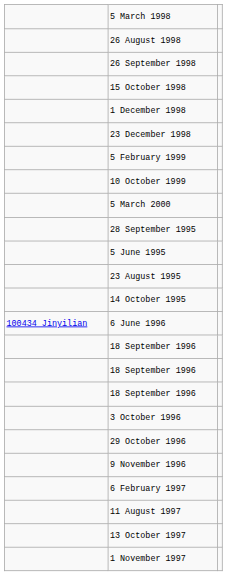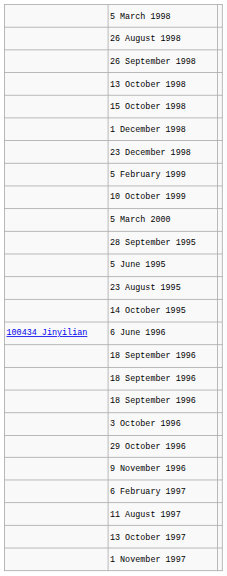+ row: (56, 84)
